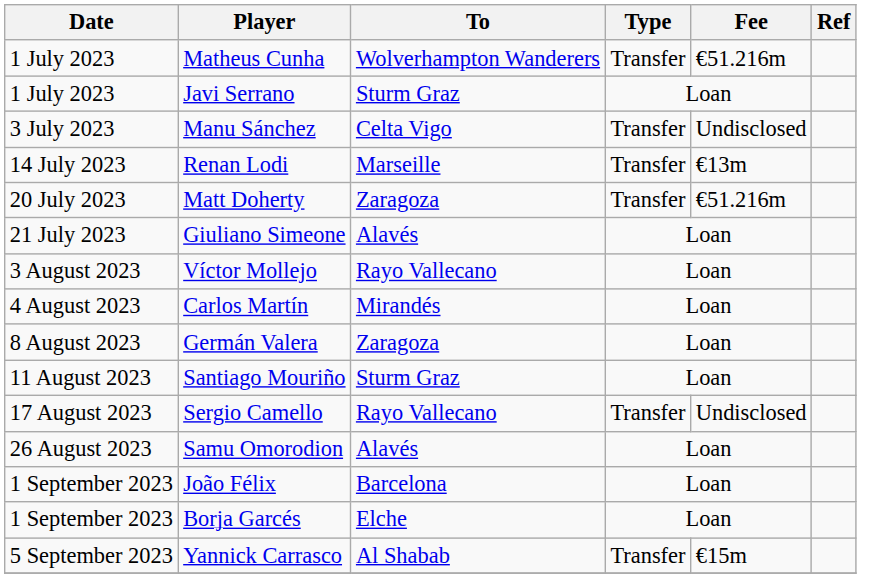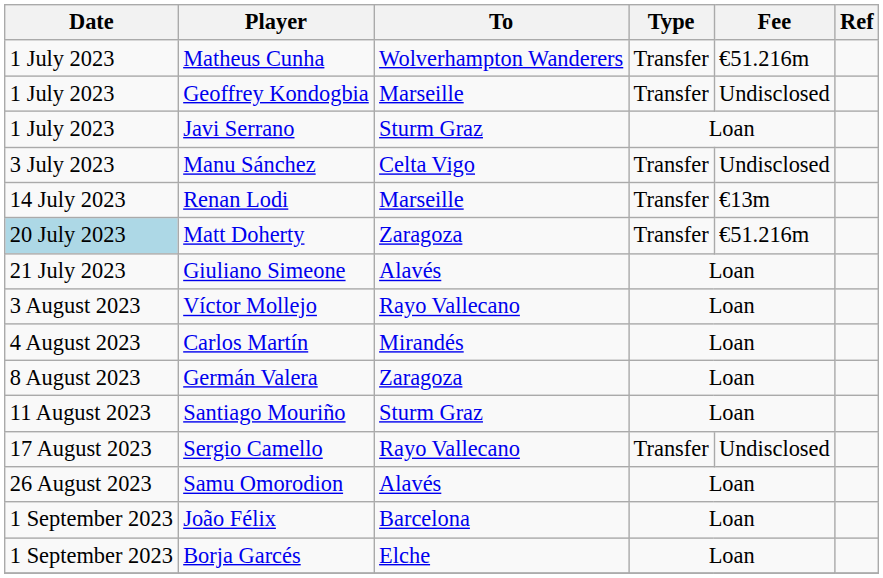+ row: (276, 93)
(68, 199) no background -> (68, 235) lightblue background
- row: (263, 555)
